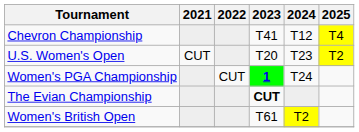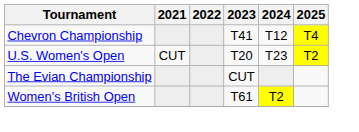- row: (92, 76)
(267, 97) bold -> (241, 76) normal
